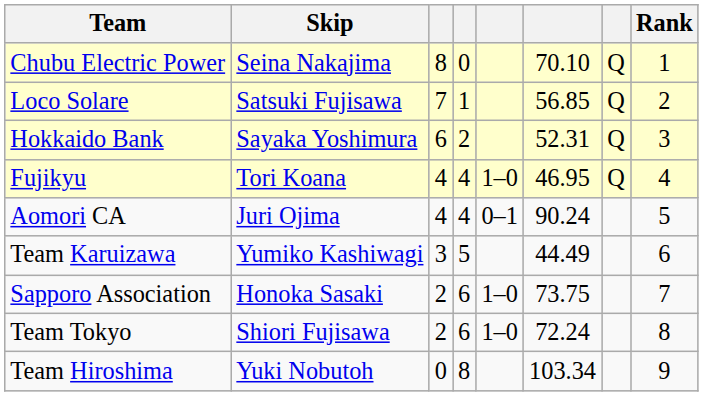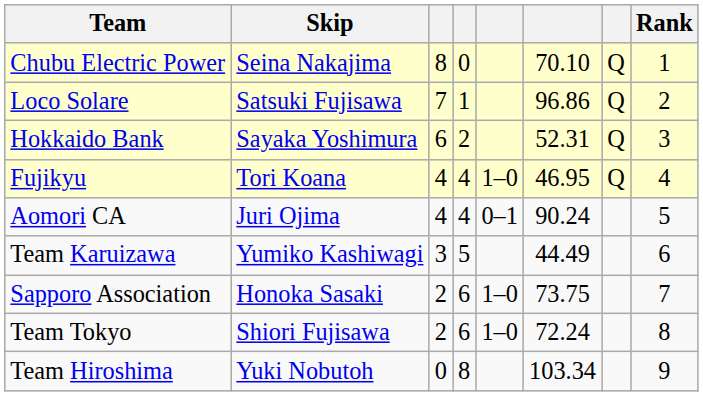(563, 100) 56.85 -> (563, 100) 96.86
